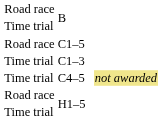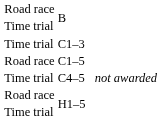rows swapped: (29, 43) <-> (29, 60)
(126, 78) khaki background -> (126, 78) no background
